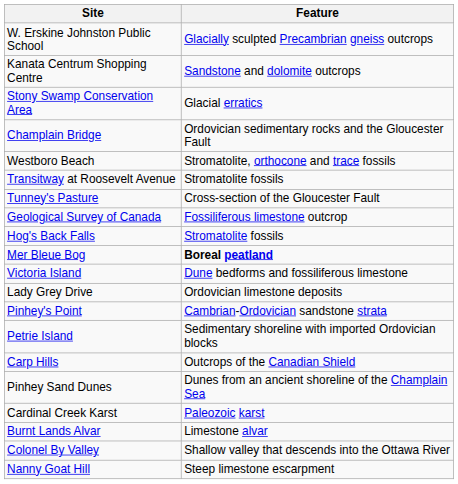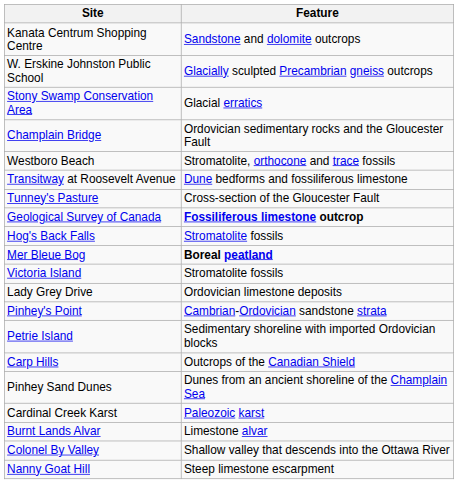rows swapped: (79, 39) <-> (77, 71)
(234, 179) Stromatolite fossils -> (296, 179) Dune bedforms and fossiliferous limestone
(266, 217) normal -> (274, 217) bold
(296, 273) Dune bedforms and fossiliferous limestone -> (234, 273) Stromatolite fossils
